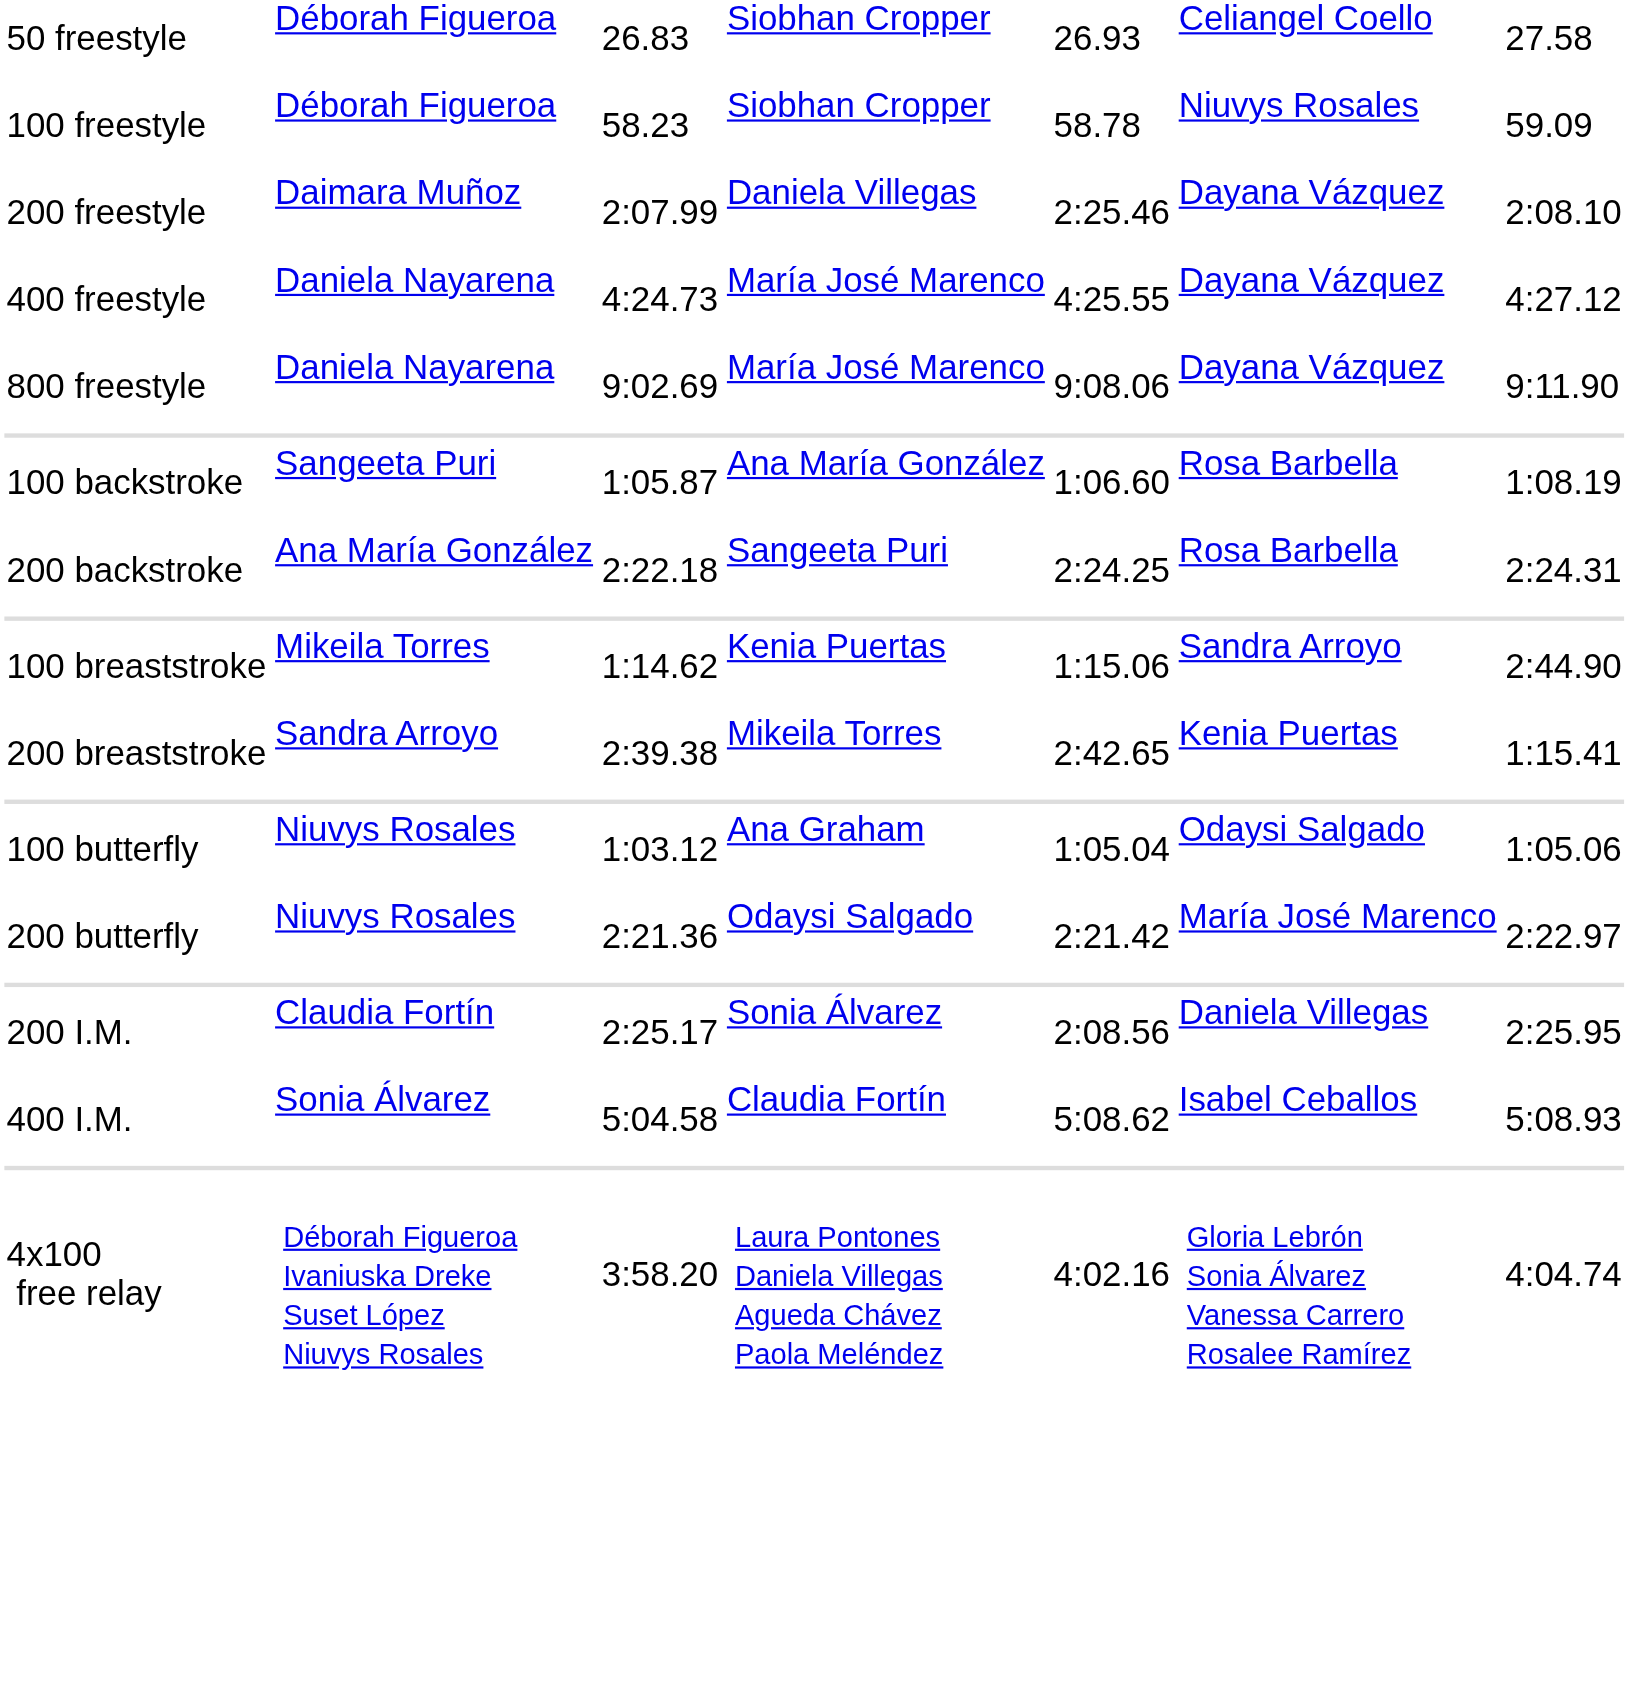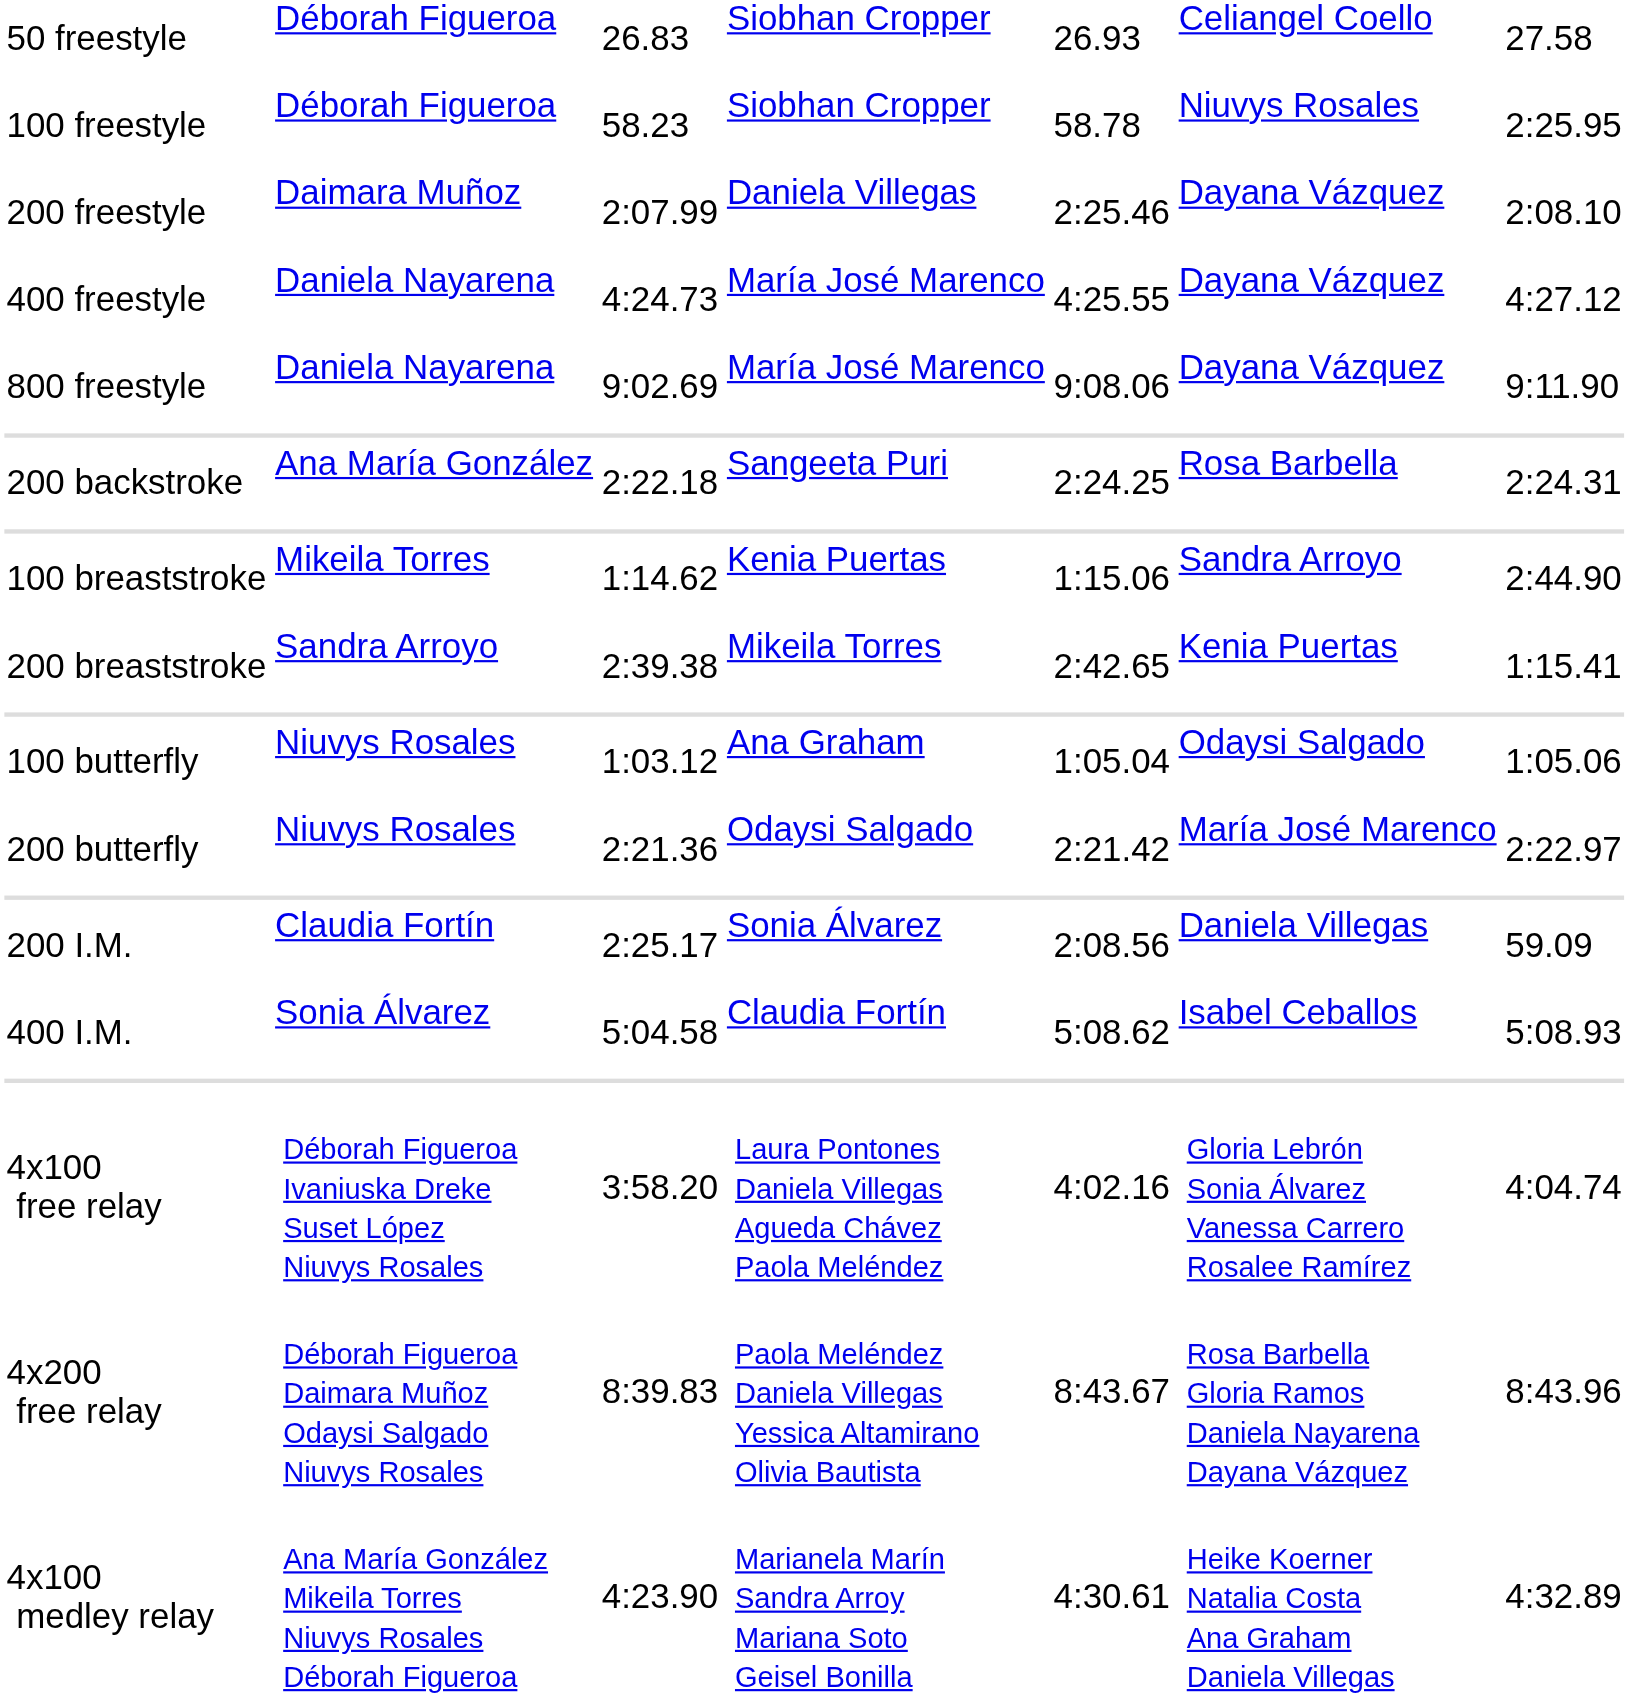(1549, 125) 59.09 -> (1564, 125) 2:25.95
- row: (125, 482)
(1564, 1032) 2:25.95 -> (1549, 945) 59.09
+ row: (84, 1391)
+ row: (110, 1596)
